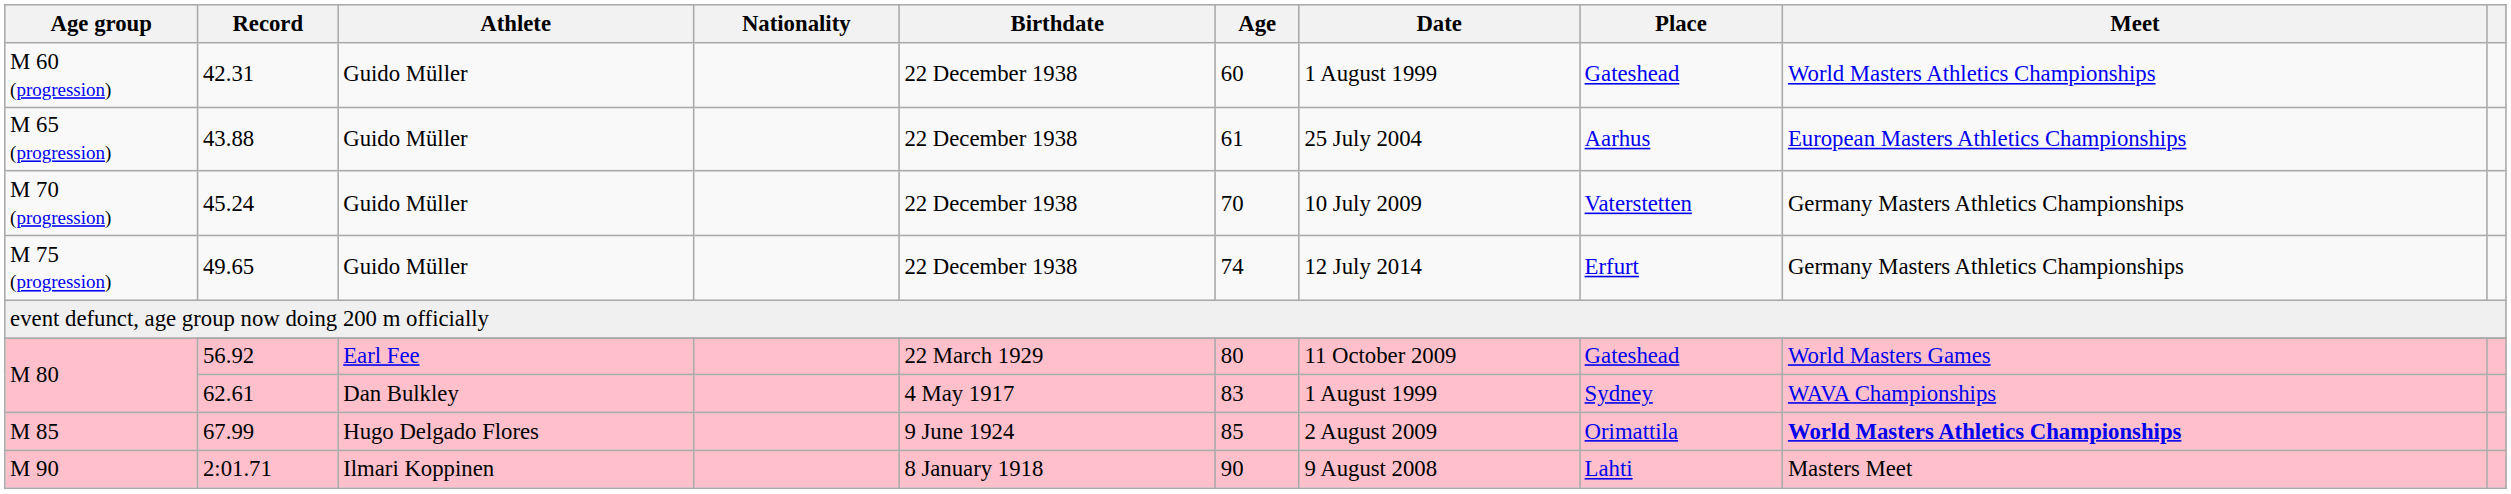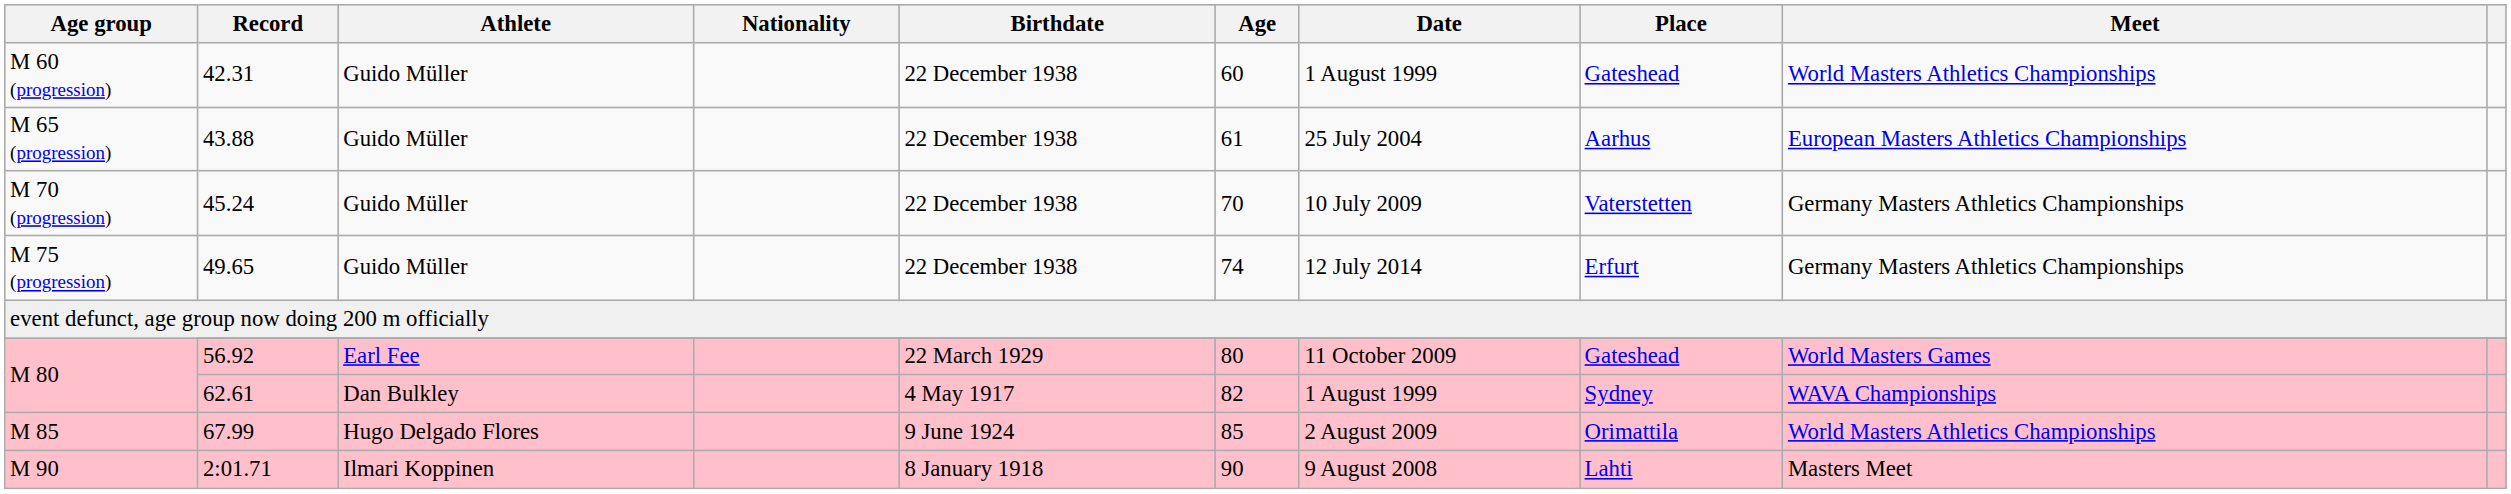(1232, 393) 83 -> (1232, 393) 82
(1985, 431) bold -> (1972, 431) normal
